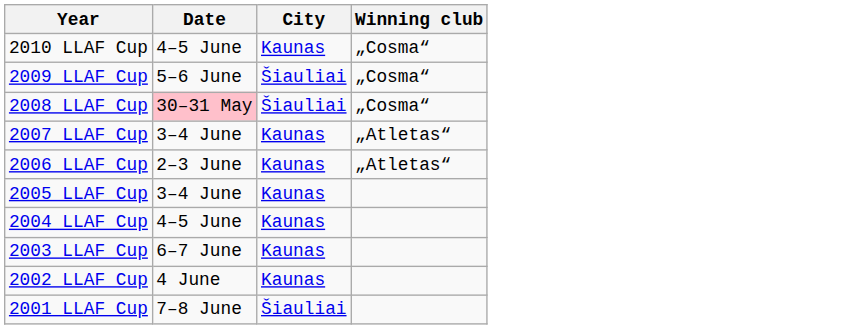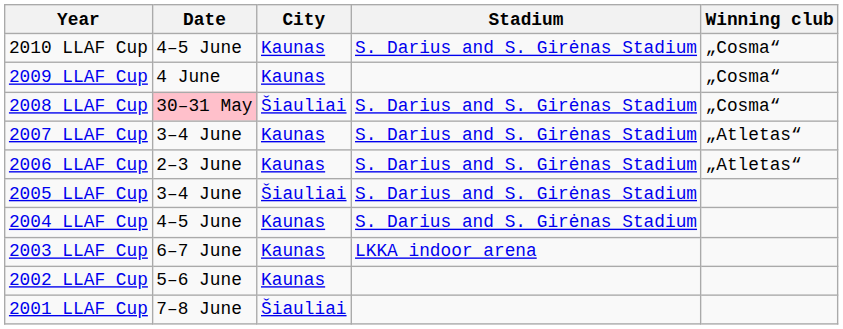+ column: (526, 19)
(199, 77) 5–6 June -> (188, 77) 4 June
(304, 77) Šiauliai -> (293, 77) Kaunas
(293, 193) Kaunas -> (304, 193) Šiauliai
(188, 280) 4 June -> (199, 280) 5–6 June
